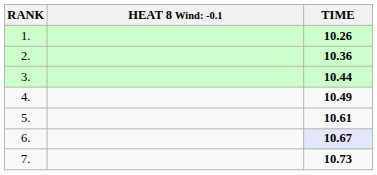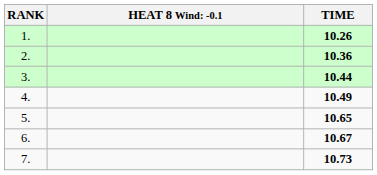(338, 118) 10.61 -> (338, 118) 10.65
(338, 139) lavender background -> (338, 139) no background
